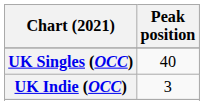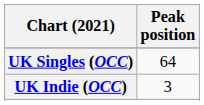(168, 61) 40 -> (168, 61) 64
